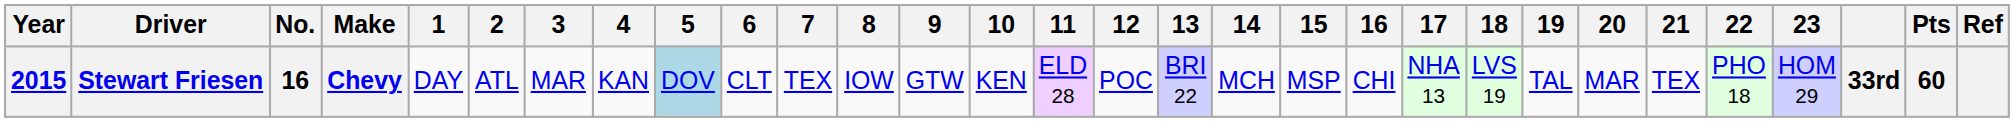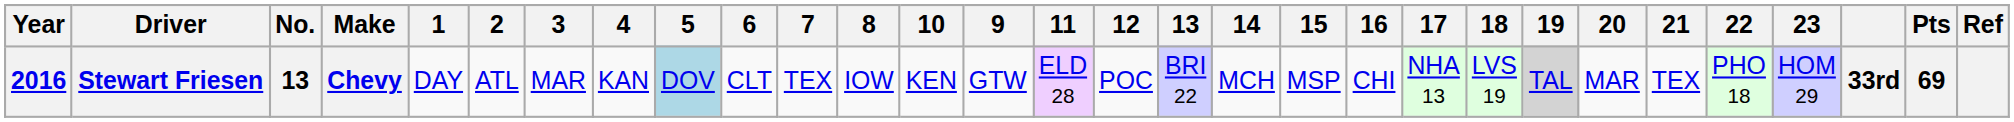columns swapped: (935, 26) <-> (1001, 26)
(39, 81) 2015 -> (39, 81) 2016
(295, 81) 16 -> (295, 81) 13
(1551, 81) no background -> (1551, 81) lightgrey background
(1932, 81) 60 -> (1932, 81) 69
